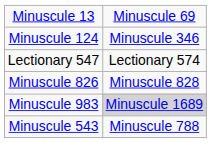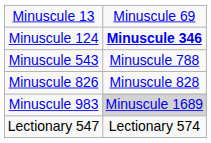(154, 38) normal -> (154, 38) bold
rows swapped: (54, 126) <-> (54, 60)
